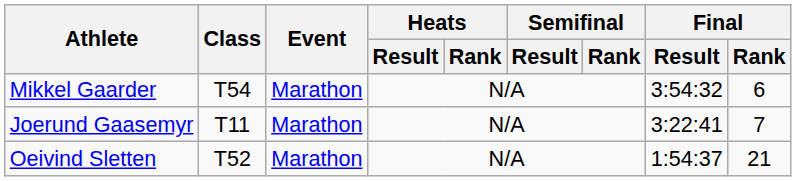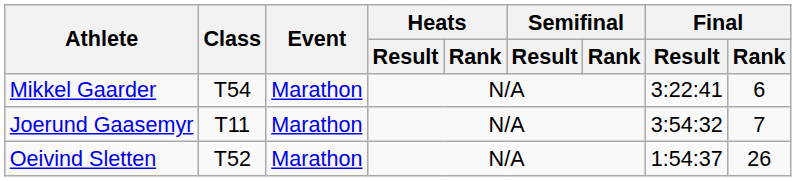(687, 90) 3:54:32 -> (687, 90) 3:22:41
(687, 125) 3:22:41 -> (687, 125) 3:54:32
(759, 159) 21 -> (759, 159) 26
